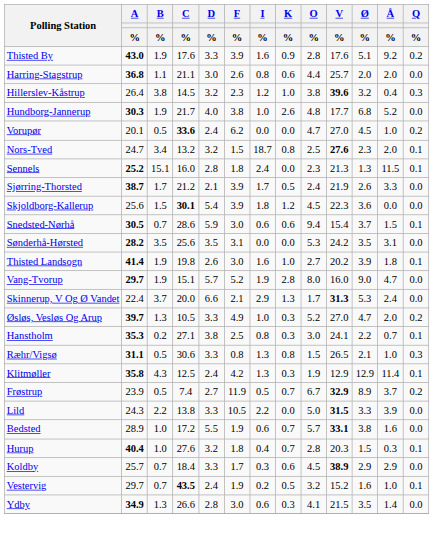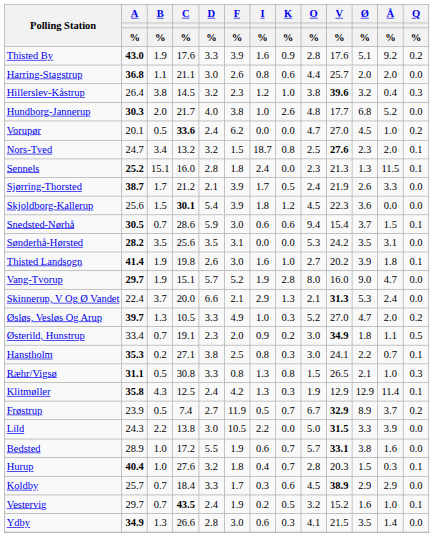(160, 112) 1.9 -> (160, 112) 2.0
(314, 298) 1.7 -> (314, 298) 2.1
+ row: (46, 336)
(186, 355) 30.6 -> (186, 373) 30.8
(211, 411) 3.3 -> (211, 429) 3.0
